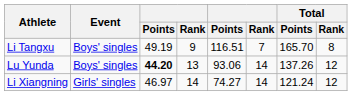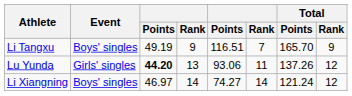(331, 48) 8 -> (331, 48) 9
(105, 65) Boys' singles -> (104, 65) Girls' singles
(262, 65) 14 -> (262, 65) 11
(104, 83) Girls' singles -> (105, 83) Boys' singles
